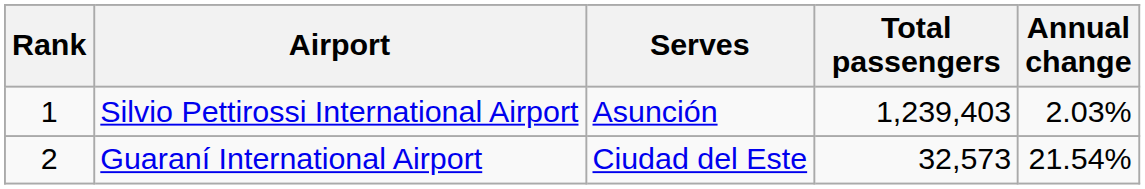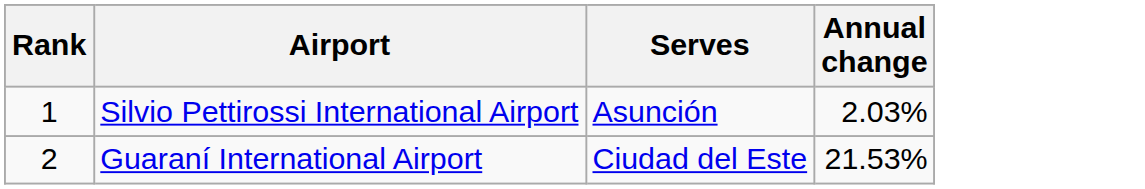- column: (916, 45)
(1080, 159) 21.54% -> (876, 159) 21.53%
